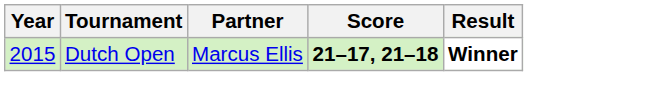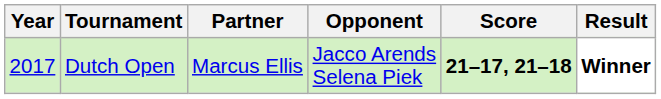+ column: (374, 21)
(32, 54) 2015 -> (32, 65) 2017
